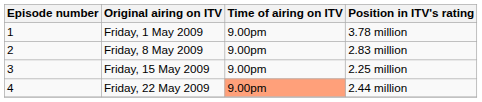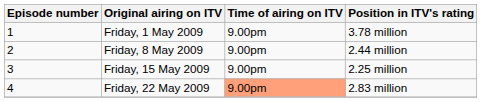(378, 50) 2.83 million -> (378, 50) 2.44 million
(378, 87) 2.44 million -> (378, 87) 2.83 million
